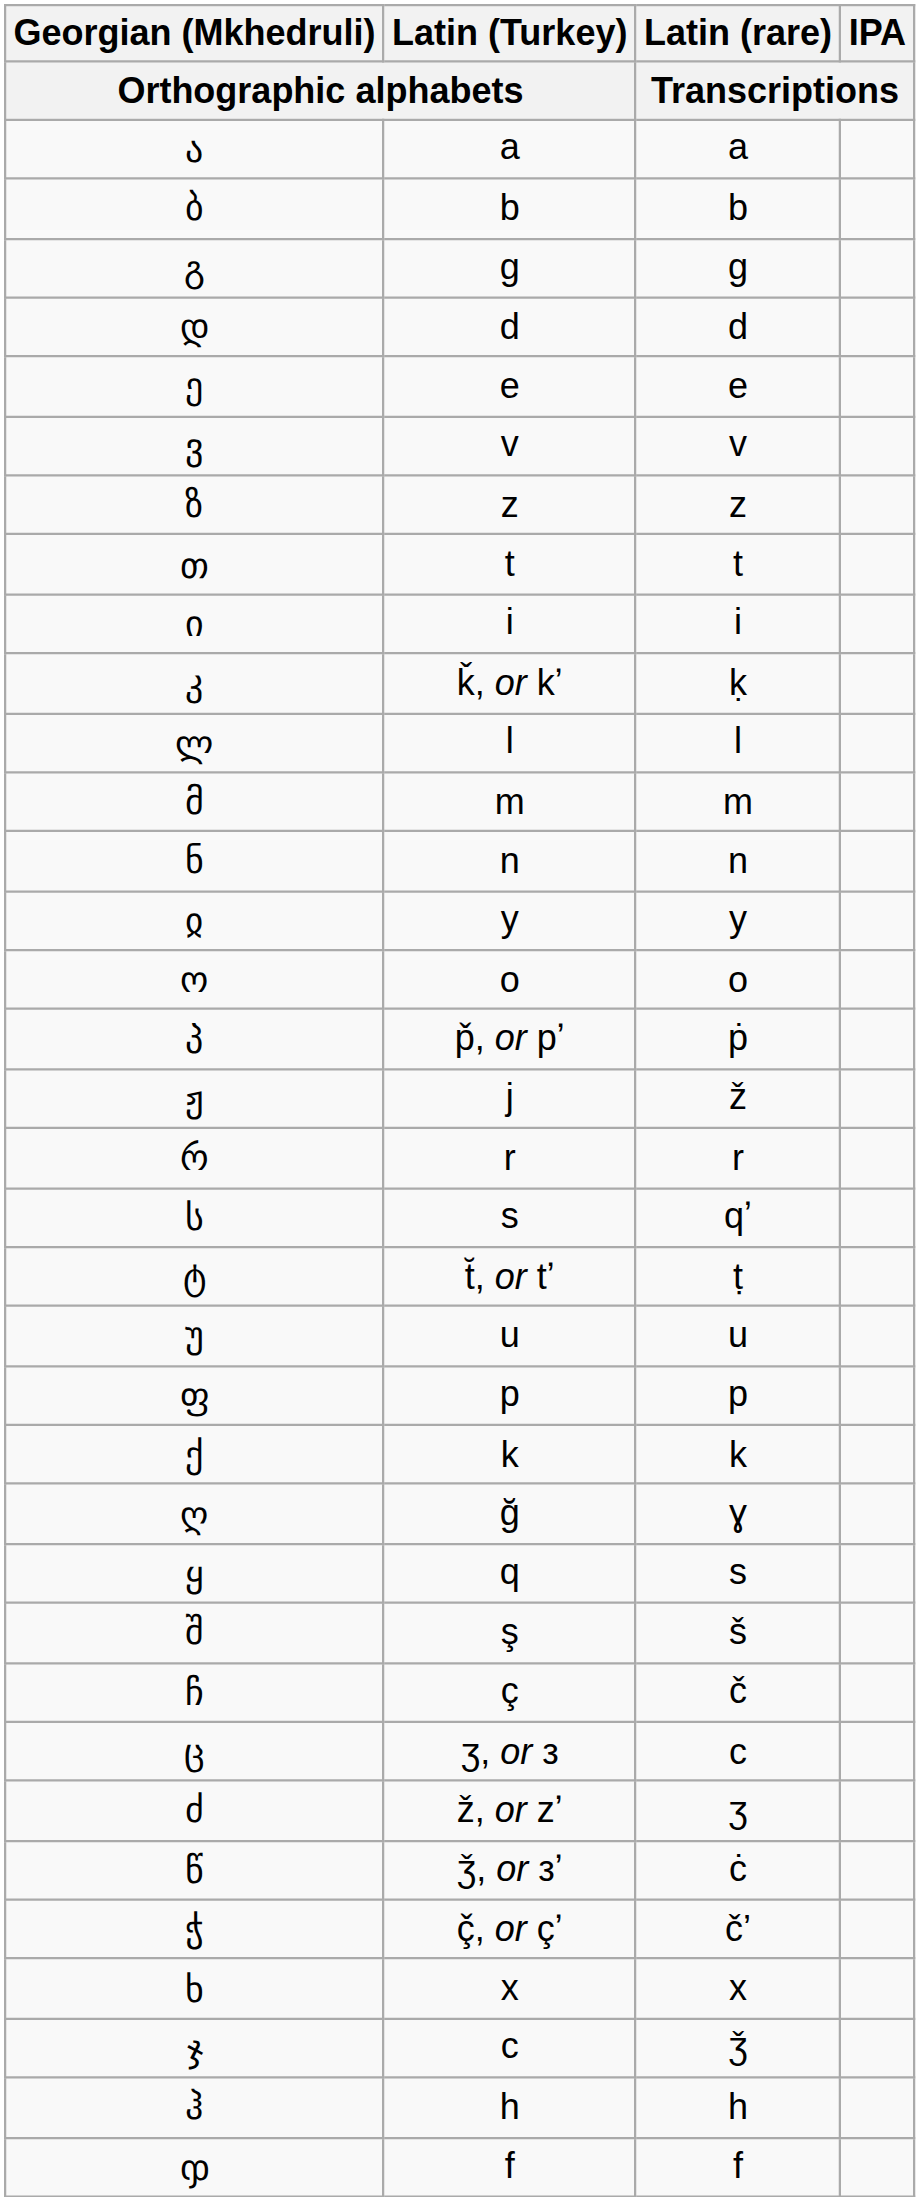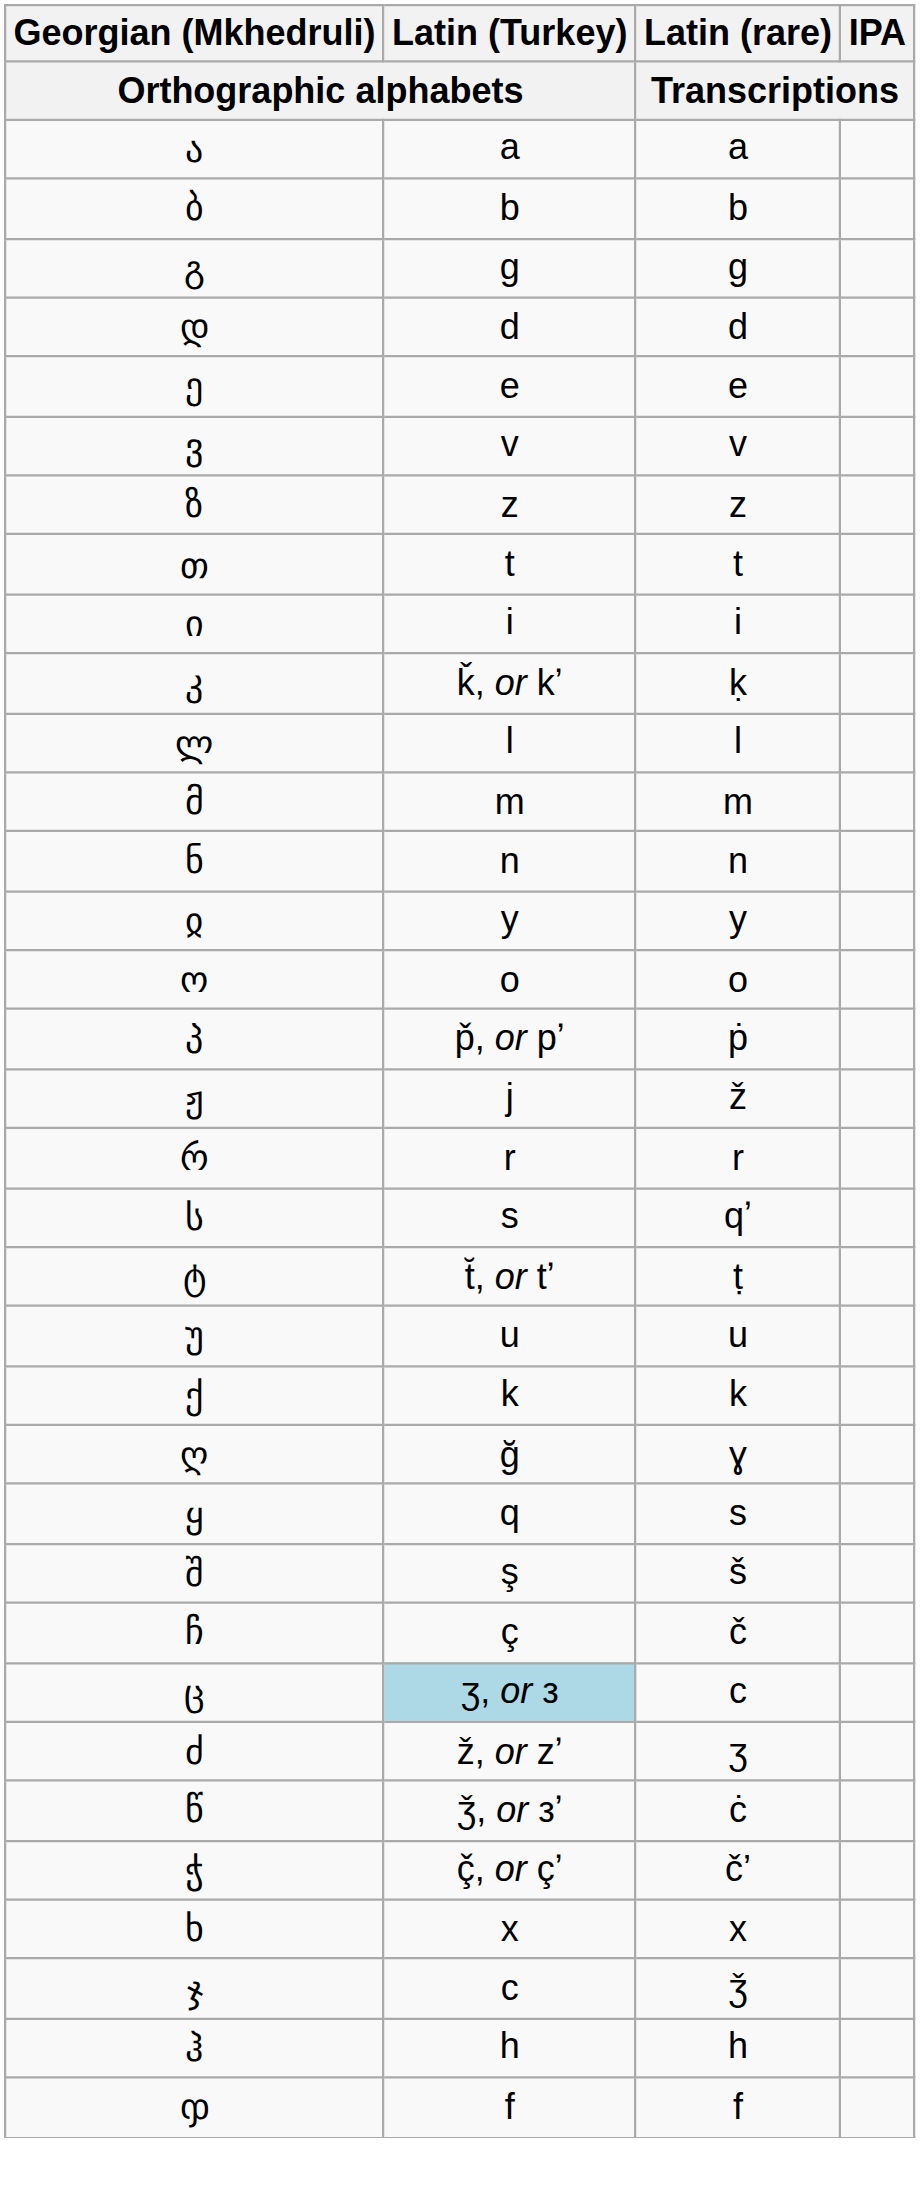- row: (194, 1395)
(510, 1750) no background -> (510, 1691) lightblue background
